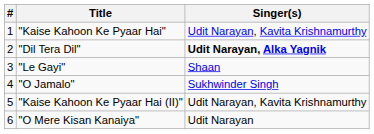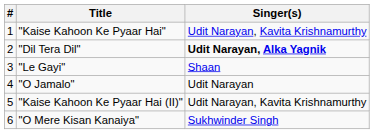(233, 85) Sukhwinder Singh -> (221, 85) Udit Narayan
(221, 120) Udit Narayan -> (233, 120) Sukhwinder Singh
